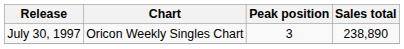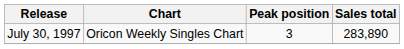(366, 33) 238,890 -> (366, 33) 283,890
